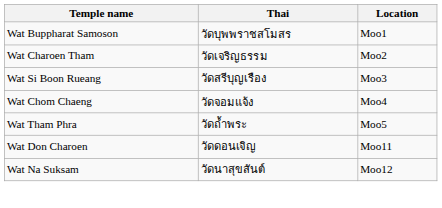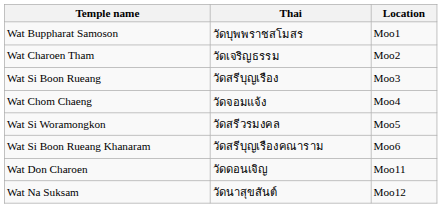+ row: (56, 124)
- row: (42, 124)
+ row: (79, 146)
